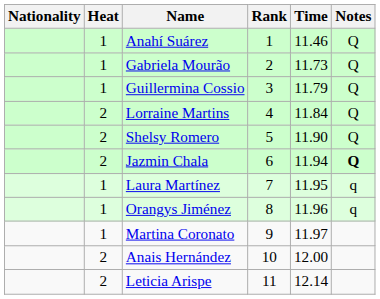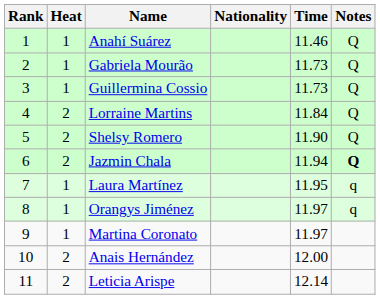columns swapped: (269, 16) <-> (44, 16)
(311, 88) 11.79 -> (311, 88) 11.73
(311, 209) 11.96 -> (311, 209) 11.97
